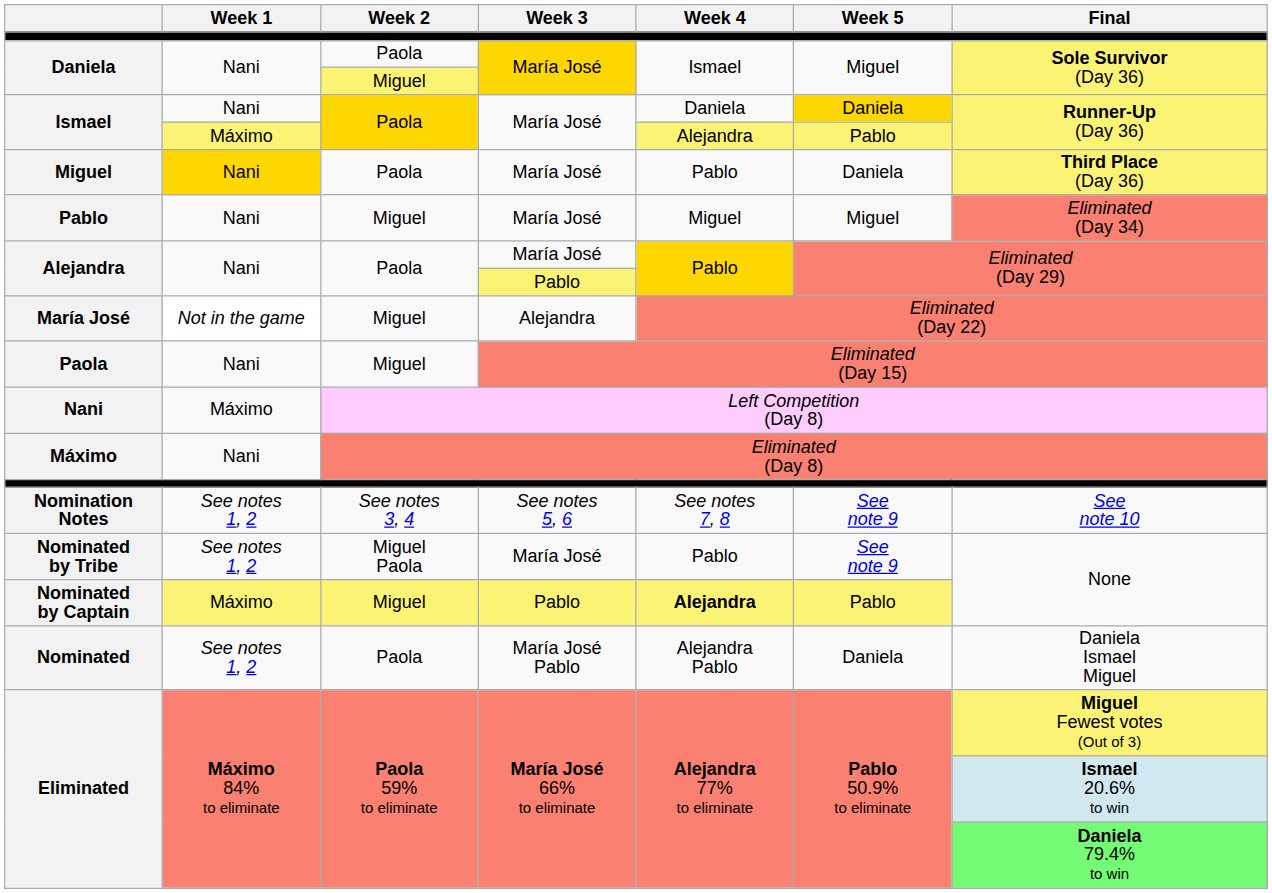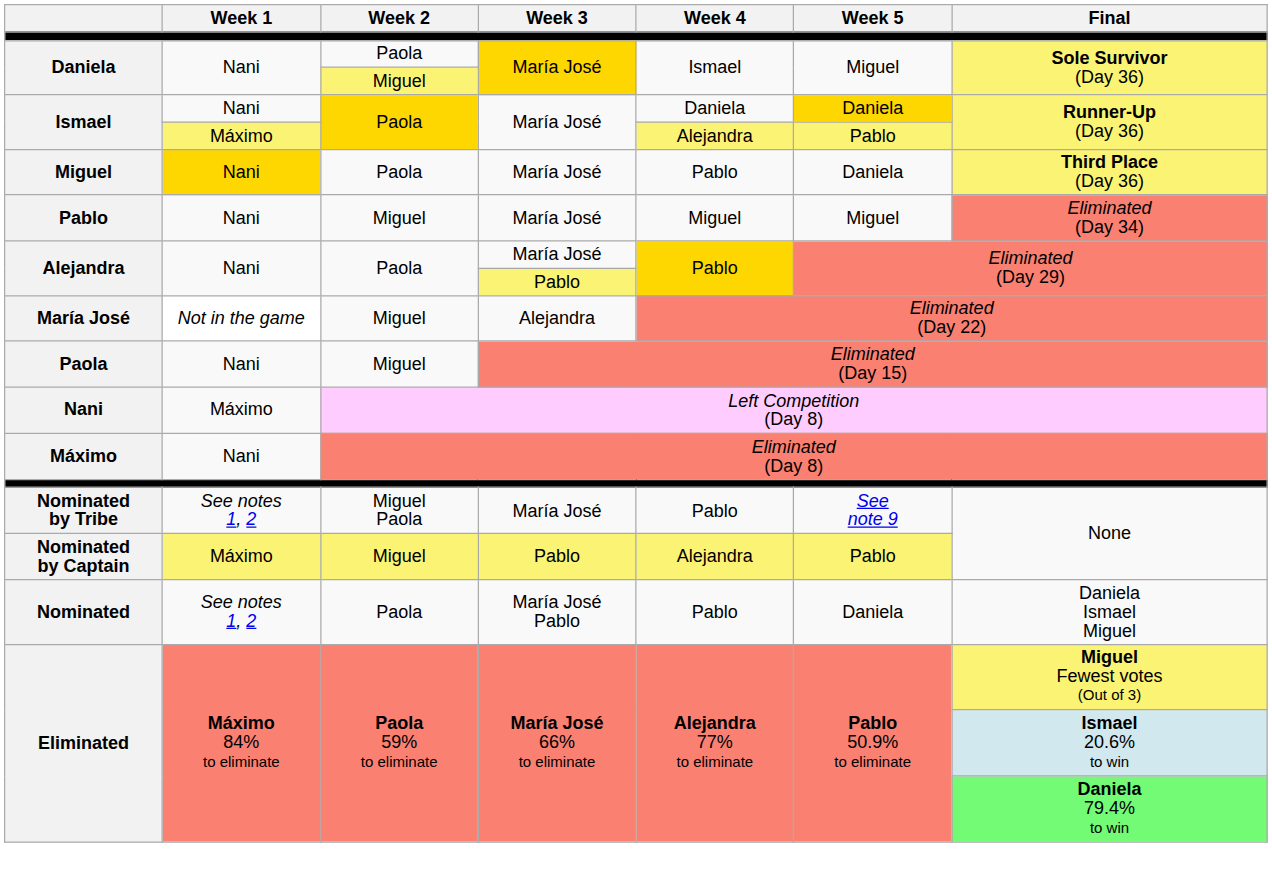- row: (84, 510)
(715, 602) bold -> (715, 556) normal
(715, 657) Alejandra Pablo -> (715, 611) Pablo
